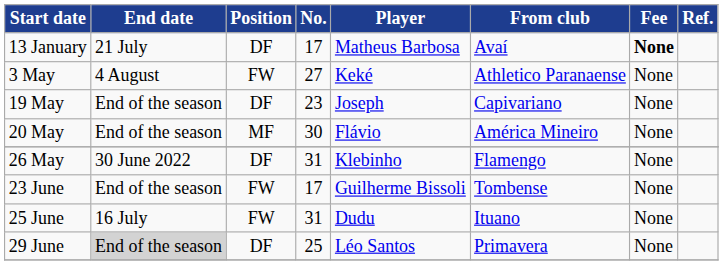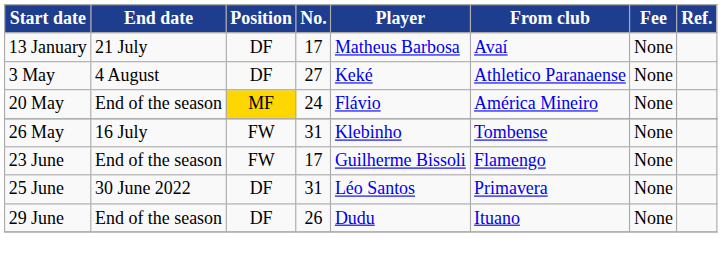(654, 47) bold -> (654, 47) normal
(261, 75) FW -> (261, 75) DF
- row: (36, 103)
(261, 132) no background -> (261, 103) gold background
(313, 132) 30 -> (313, 103) 24
(143, 160) 30 June 2022 -> (121, 132) 16 July
(261, 160) DF -> (261, 132) FW
(510, 160) Flamengo -> (511, 132) Tombense
(511, 189) Tombense -> (510, 160) Flamengo
(121, 217) 16 July -> (143, 189) 30 June 2022
(261, 217) FW -> (261, 189) DF
(355, 217) Dudu -> (375, 189) Léo Santos
(497, 217) Ituano -> (511, 189) Primavera
(159, 246) lightgrey background -> (159, 217) no background
(313, 246) 25 -> (313, 217) 26
(375, 246) Léo Santos -> (355, 217) Dudu
(511, 246) Primavera -> (497, 217) Ituano
